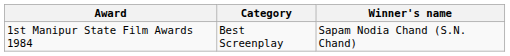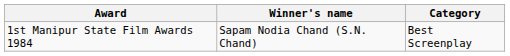columns swapped: (266, 13) <-> (410, 13)
